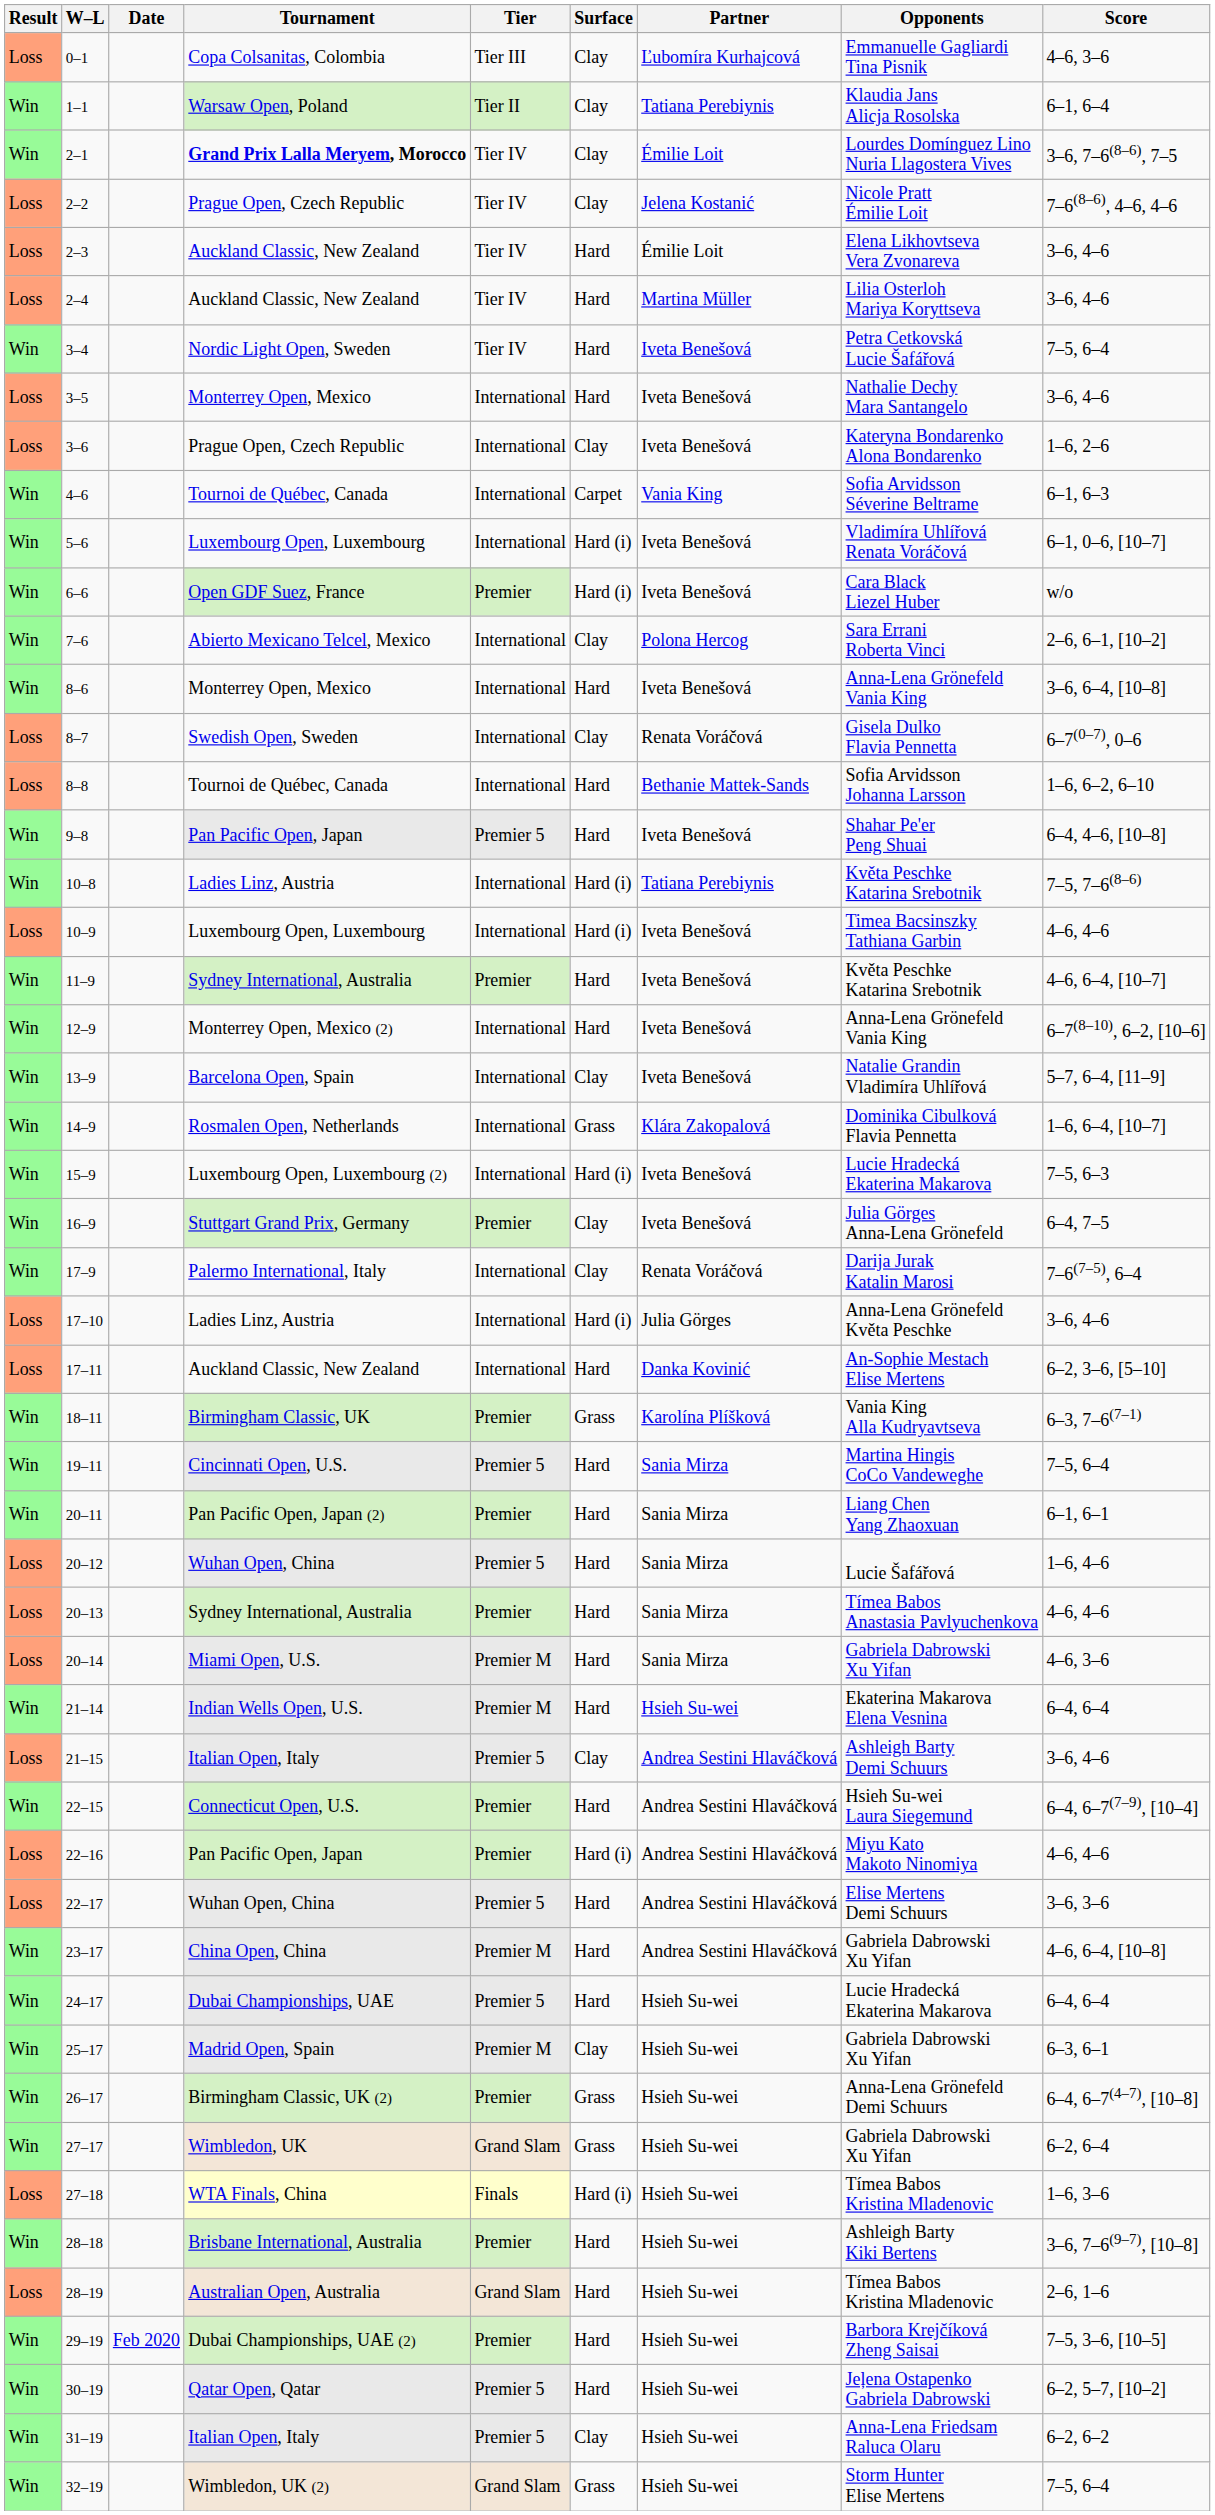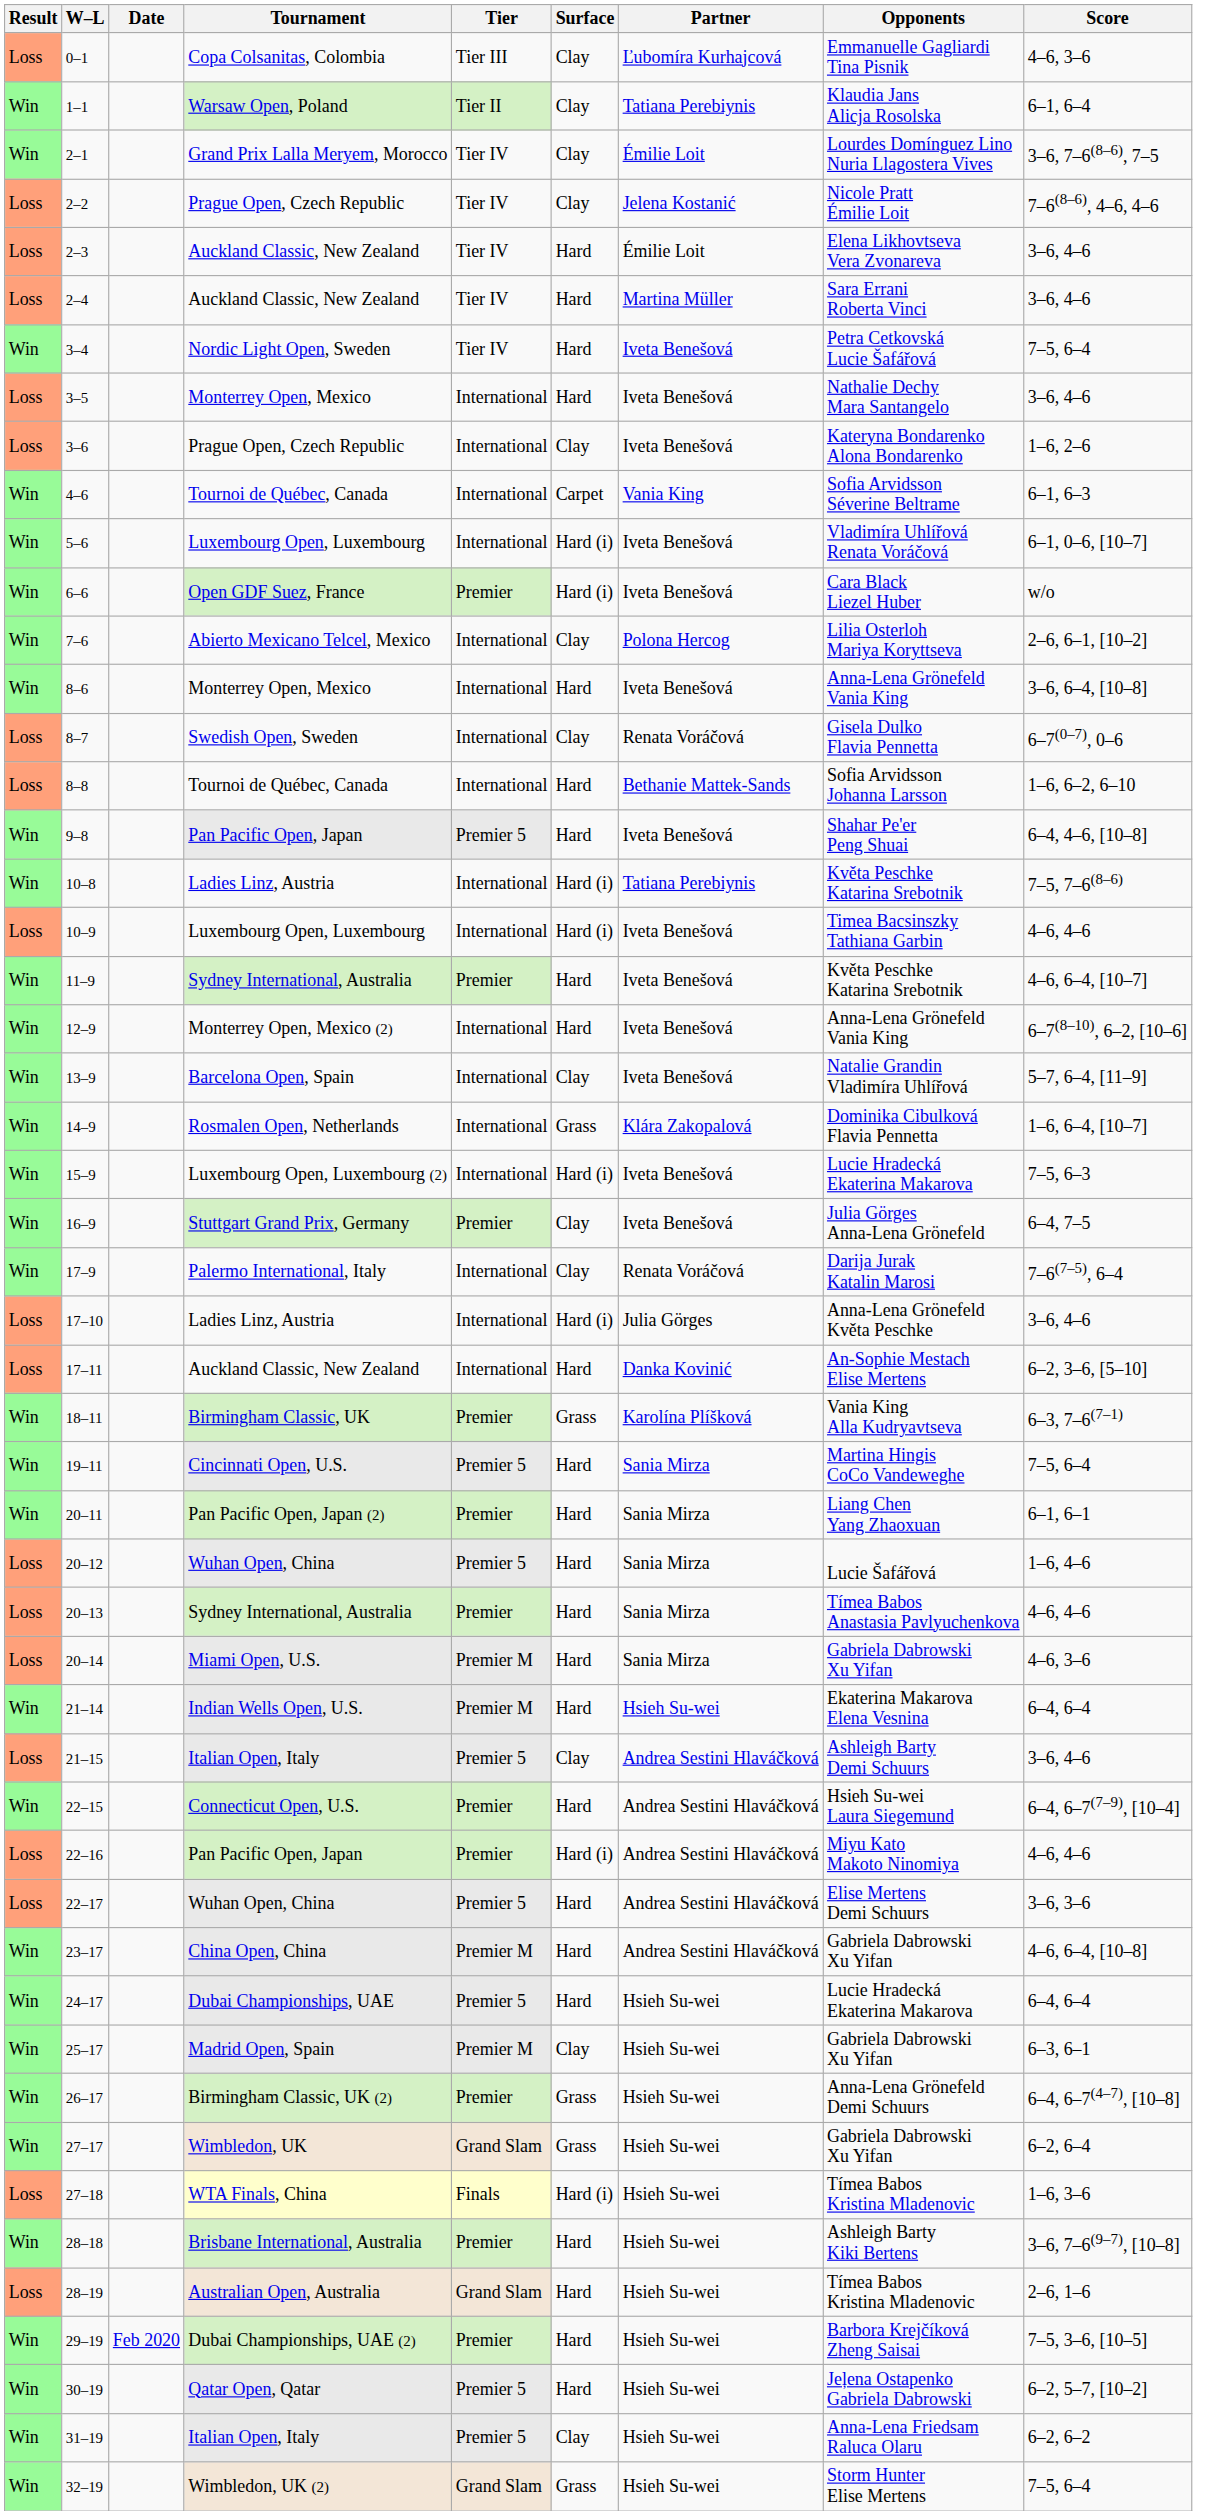(327, 154) bold -> (318, 154) normal
(913, 300) Lilia Osterloh Mariya Koryttseva -> (877, 300) Sara Errani Roberta Vinci
(895, 640) Sara Errani Roberta Vinci -> (894, 640) Lilia Osterloh Mariya Koryttseva
